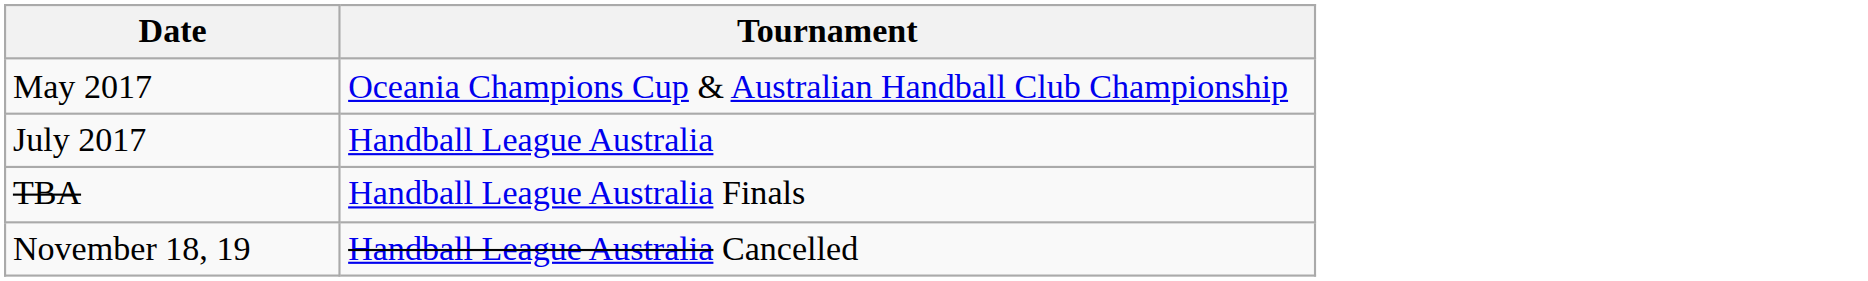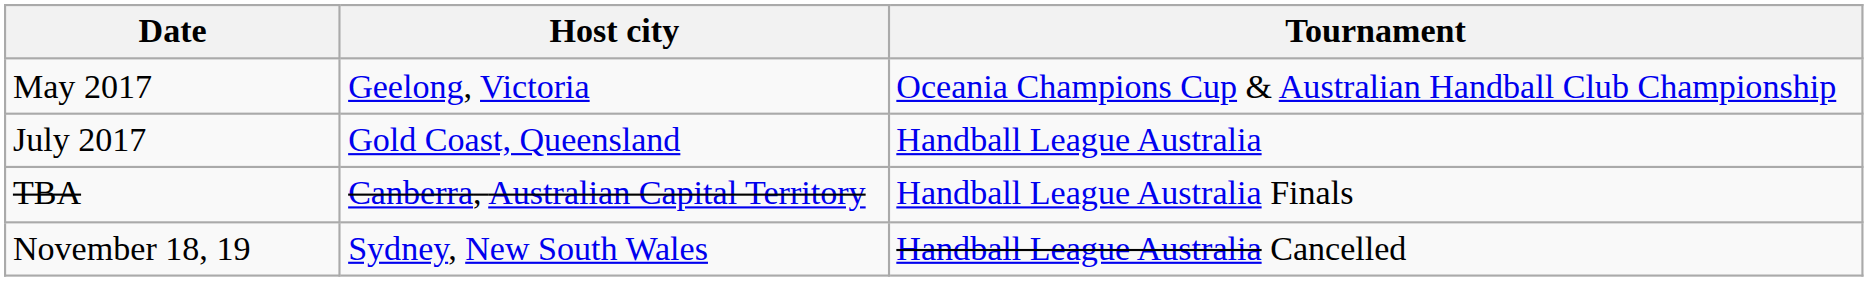+ column: (614, 31)
